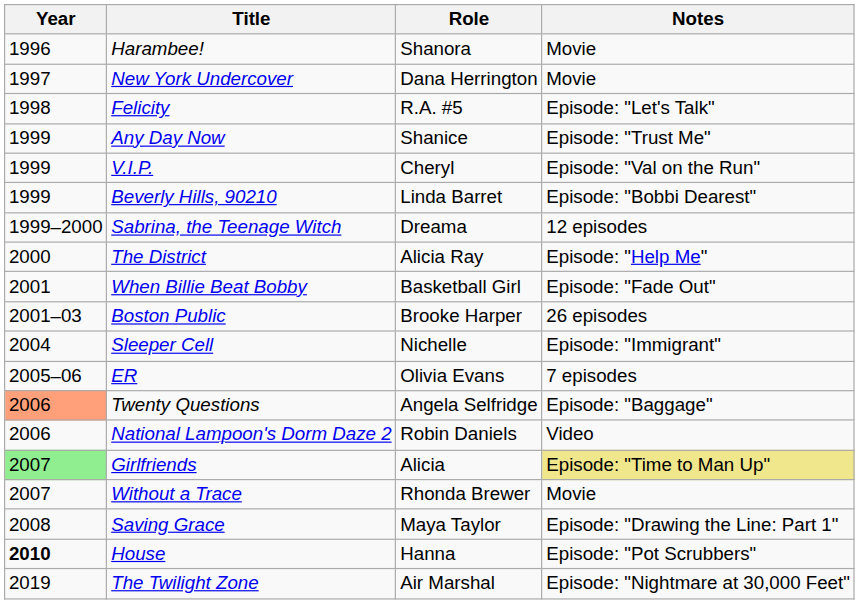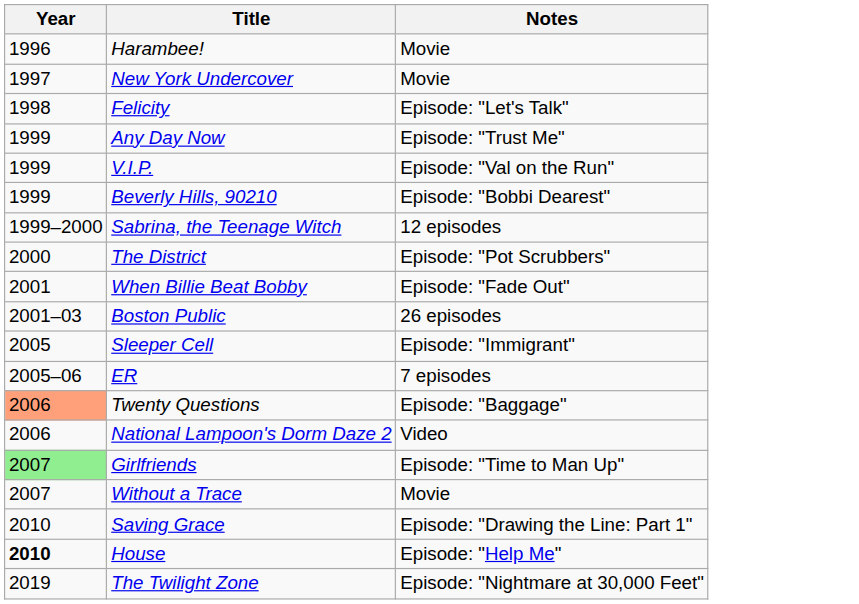- column: (469, 19)
(627, 256) Episode: "Help Me" -> (505, 256) Episode: "Pot Scrubbers"
(30, 345) 2004 -> (30, 345) 2005
(658, 464) khaki background -> (512, 464) no background
(30, 524) 2008 -> (30, 524) 2010
(651, 553) Episode: "Pot Scrubbers" -> (481, 553) Episode: "Help Me"
